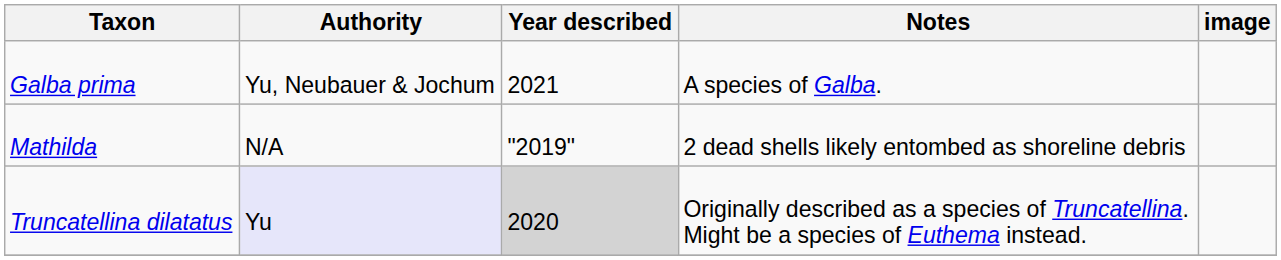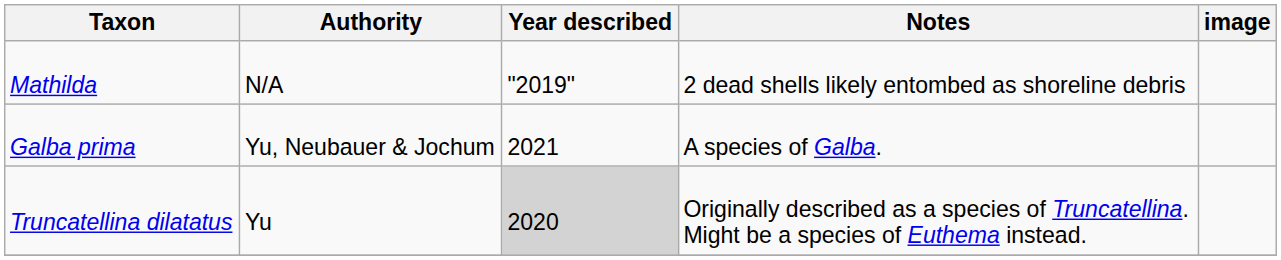rows swapped: (73, 85) <-> (54, 147)
(258, 223) lavender background -> (258, 223) no background
